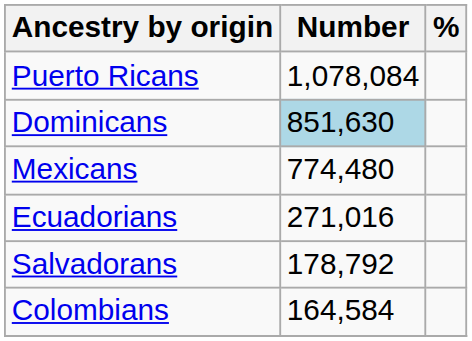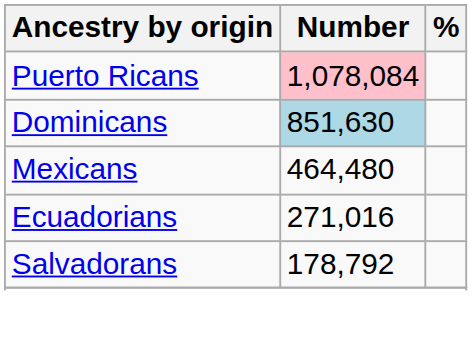(353, 75) no background -> (353, 75) pink background
(341, 169) 774,480 -> (341, 169) 464,480
- row: (90, 311)
